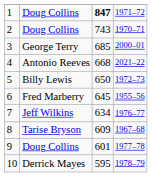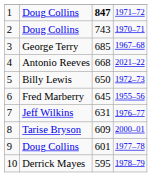(130, 46) 2000–01 -> (130, 46) 1967–68
(103, 113) 634 -> (103, 113) 631
(130, 130) 1967–68 -> (130, 130) 2000–01
